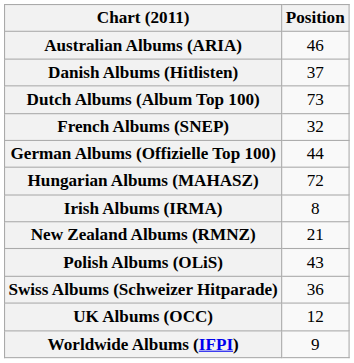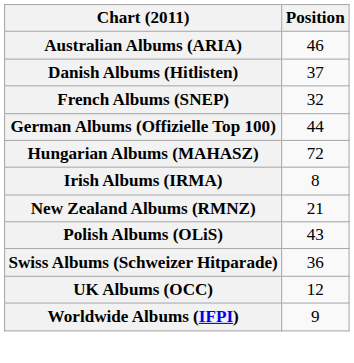- row: (143, 99)
